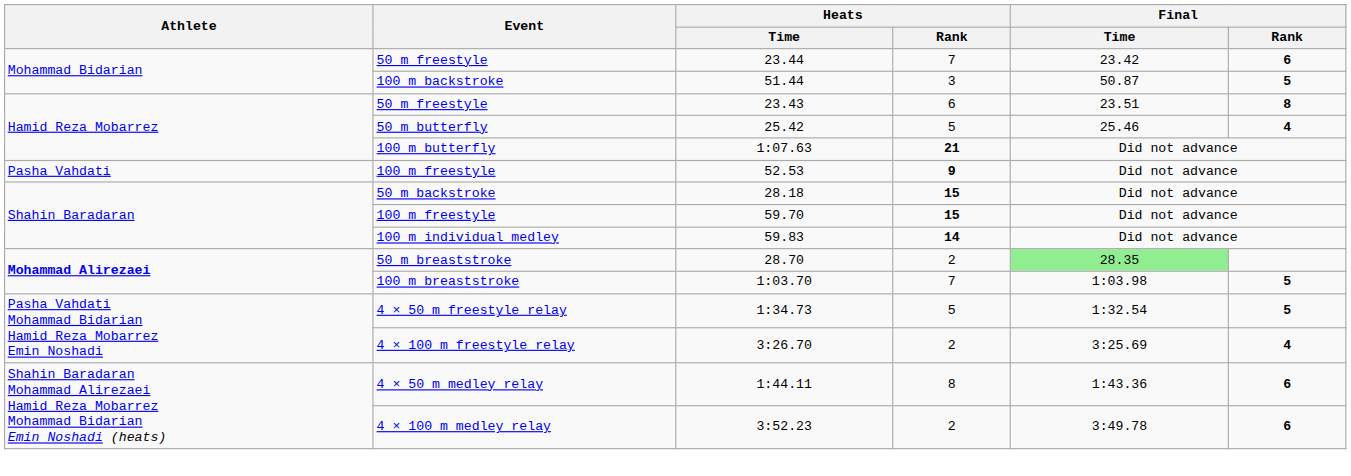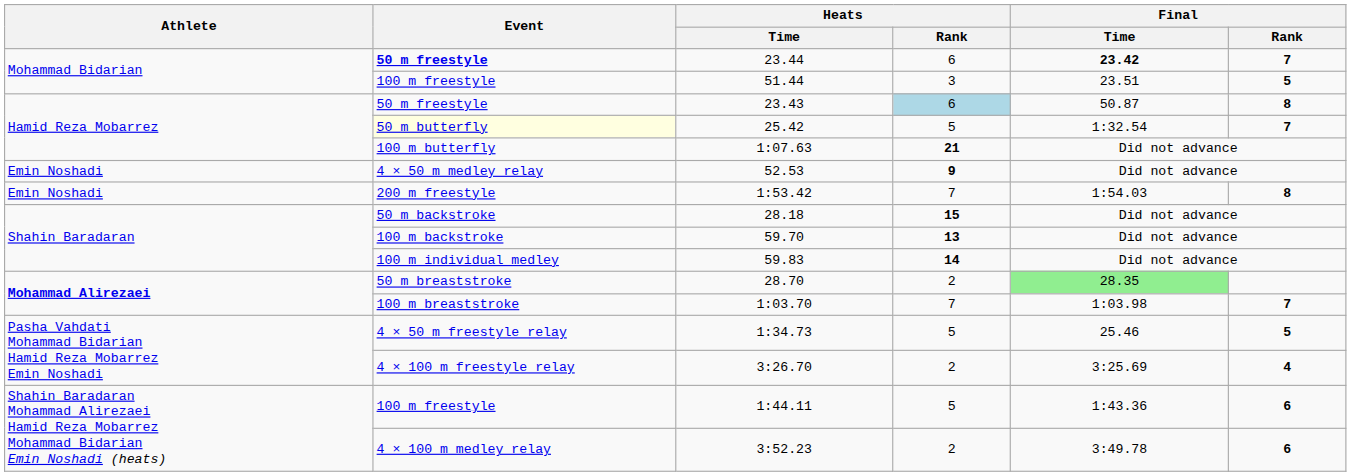(432, 60) normal -> (432, 60) bold
(952, 60) 7 -> (952, 60) 6
(1119, 60) normal -> (1119, 60) bold
(1287, 60) 6 -> (1287, 60) 7
(440, 82) 100 m backstroke -> (436, 82) 100 m freestyle
(1119, 82) 50.87 -> (1119, 82) 23.51
(952, 104) no background -> (952, 104) lightblue background
(1119, 104) 23.51 -> (1119, 104) 50.87
(432, 126) no background -> (432, 126) lightyellow background
(1119, 126) 25.46 -> (1119, 126) 1:32.54
(1287, 126) 4 -> (1287, 126) 7
(59, 171) Pasha Vahdati -> (55, 171) Emin Noshadi
(436, 171) 100 m freestyle -> (460, 171) 4 × 50 m medley relay
+ row: (784, 193)
(436, 215) 100 m freestyle -> (440, 237) 100 m backstroke
(952, 215) 15 -> (952, 237) 13
(1287, 282) 5 -> (1287, 304) 7
(1119, 310) 1:32.54 -> (1119, 333) 25.46
(460, 384) 4 × 50 m medley relay -> (436, 406) 100 m freestyle
(952, 384) 8 -> (952, 406) 5
